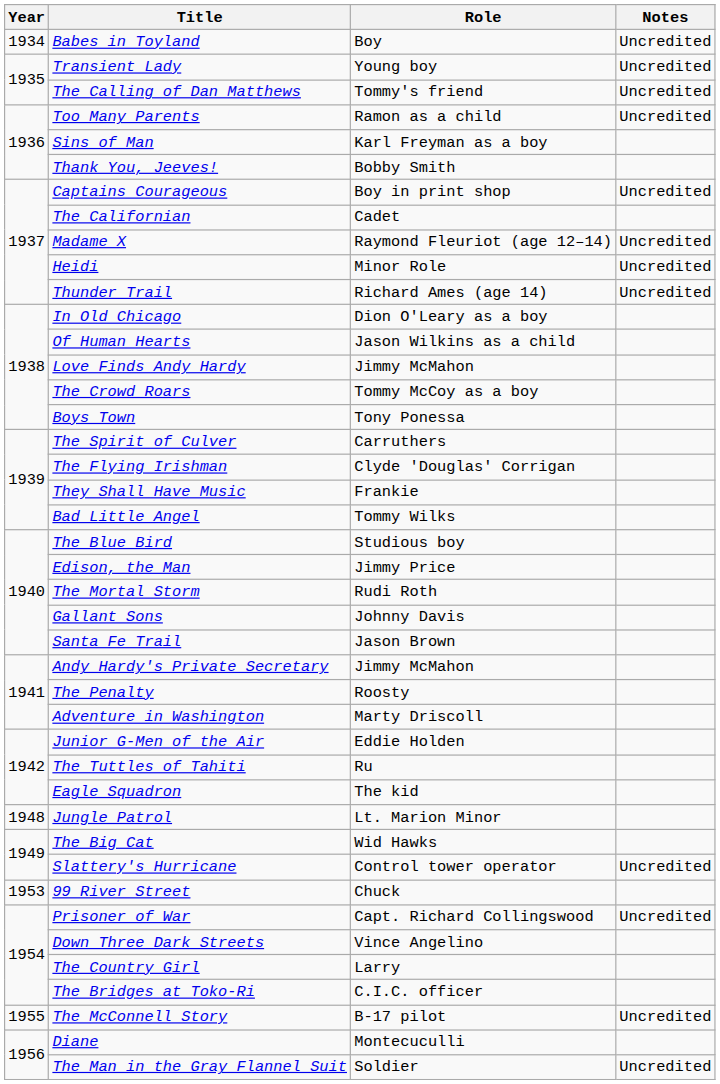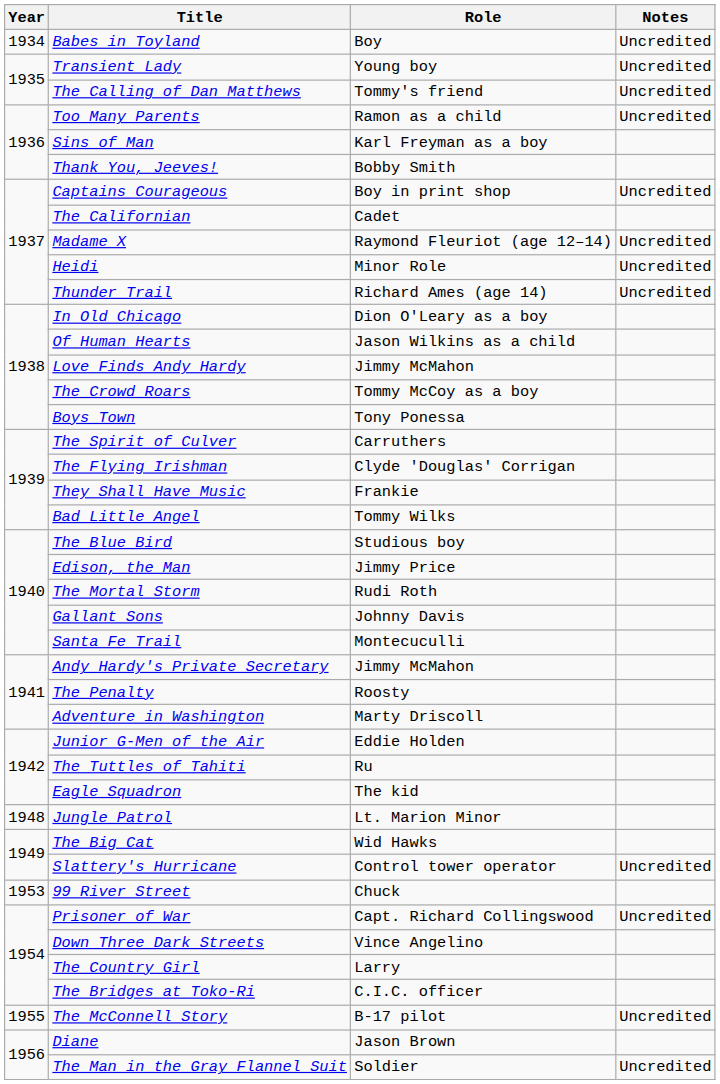(405, 642) Jason Brown -> (409, 642) Montecuculli
(409, 1042) Montecuculli -> (405, 1042) Jason Brown
